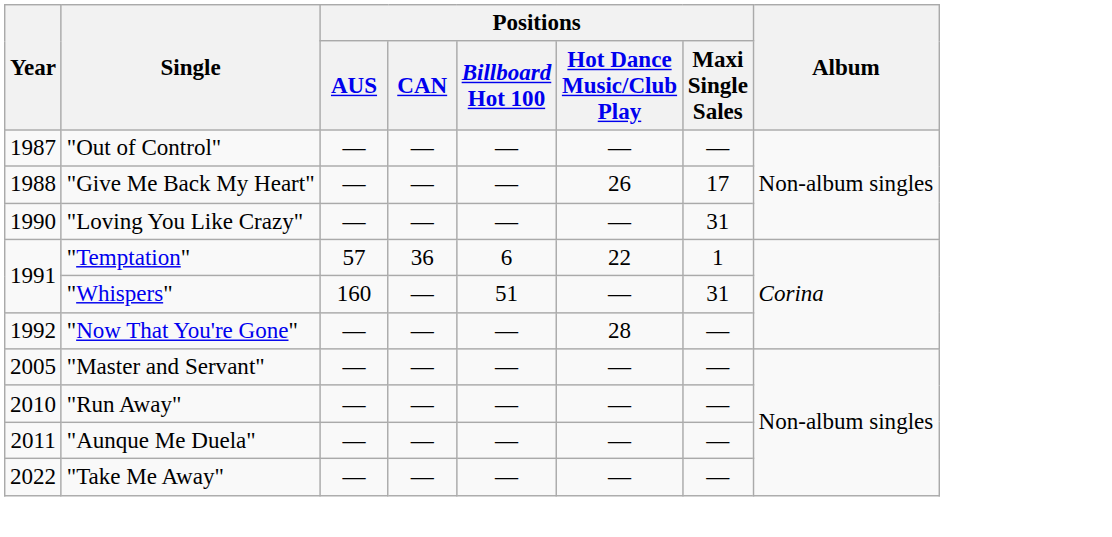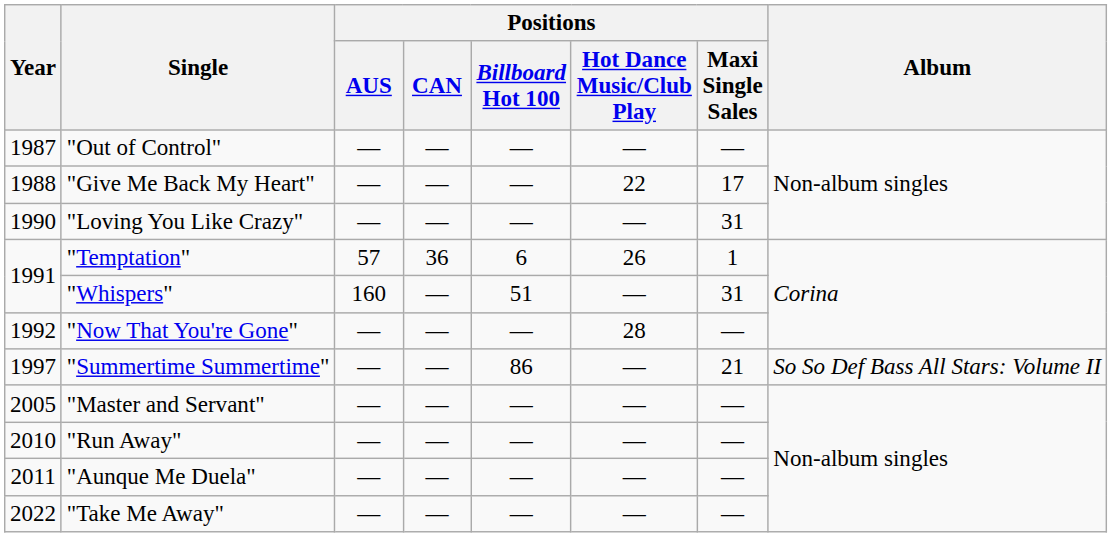(619, 184) 26 -> (634, 184) 22
(619, 257) 22 -> (634, 257) 26
+ row: (198, 366)
